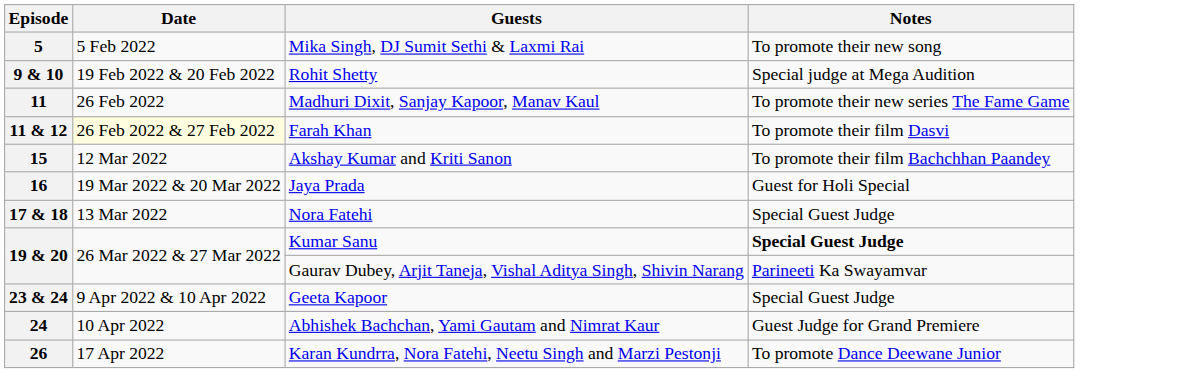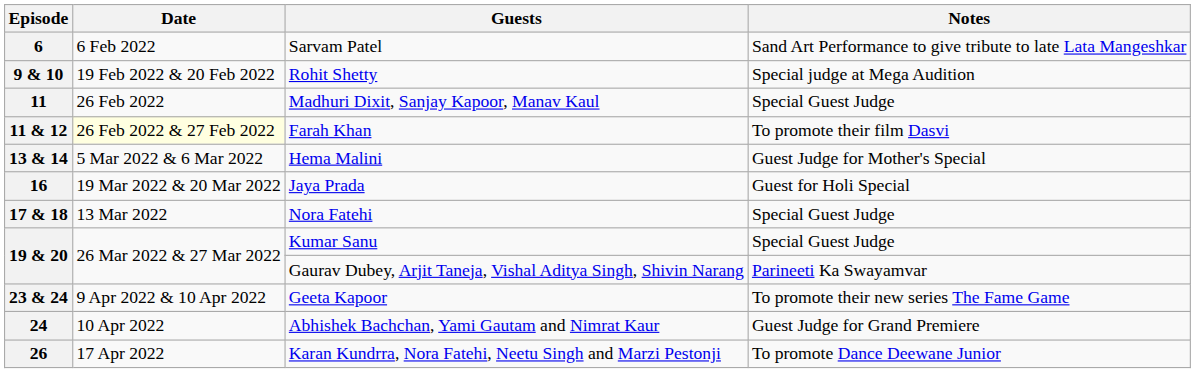- row: (38, 46)
+ row: (38, 46)
(911, 102) To promote their new series The Fame Game -> (823, 102) Special Guest Judge
+ row: (38, 158)
- row: (38, 158)
(828, 241) bold -> (823, 241) normal
(823, 297) Special Guest Judge -> (911, 297) To promote their new series The Fame Game
